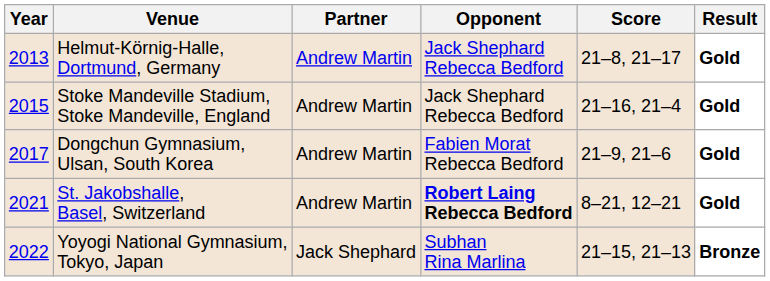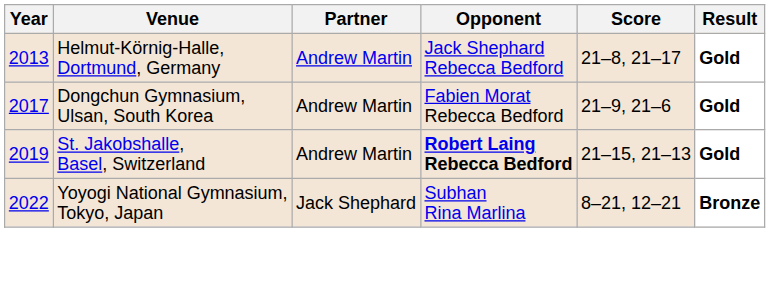- row: (164, 106)
(29, 203) 2021 -> (29, 155) 2019
(631, 203) 8–21, 12–21 -> (636, 155) 21–15, 21–13
(636, 251) 21–15, 21–13 -> (631, 203) 8–21, 12–21
